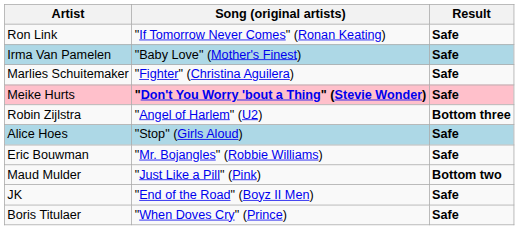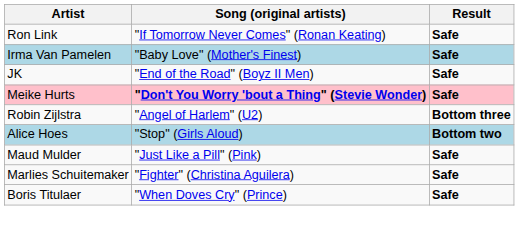rows swapped: (15, 194) <-> (68, 74)
(445, 134) Safe -> (467, 134) Bottom two
- row: (48, 154)
(467, 174) Bottom two -> (445, 154) Safe
